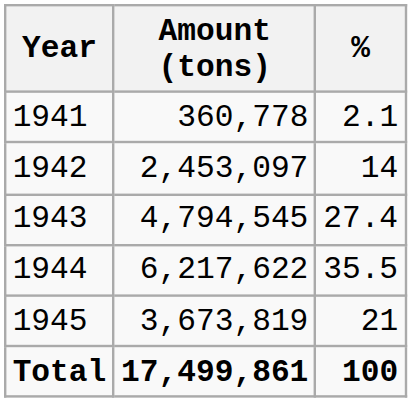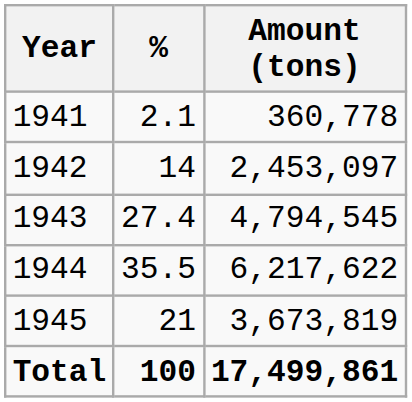columns swapped: (215, 49) <-> (361, 49)
